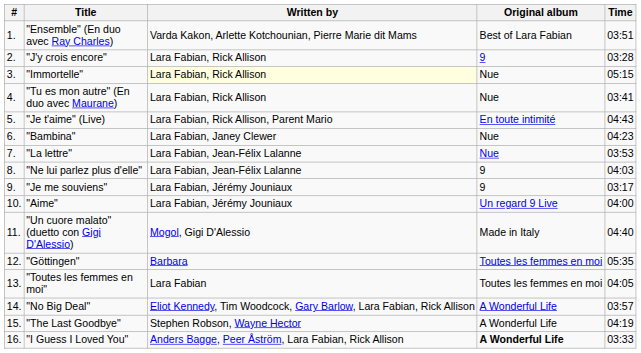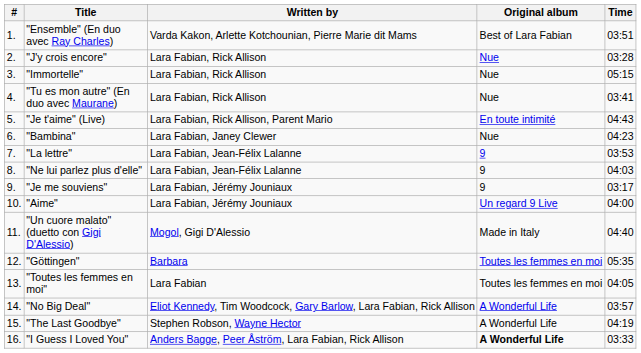(483, 58) 9 -> (489, 58) Nue
(208, 74) lightyellow background -> (208, 74) no background
(489, 153) Nue -> (483, 153) 9
